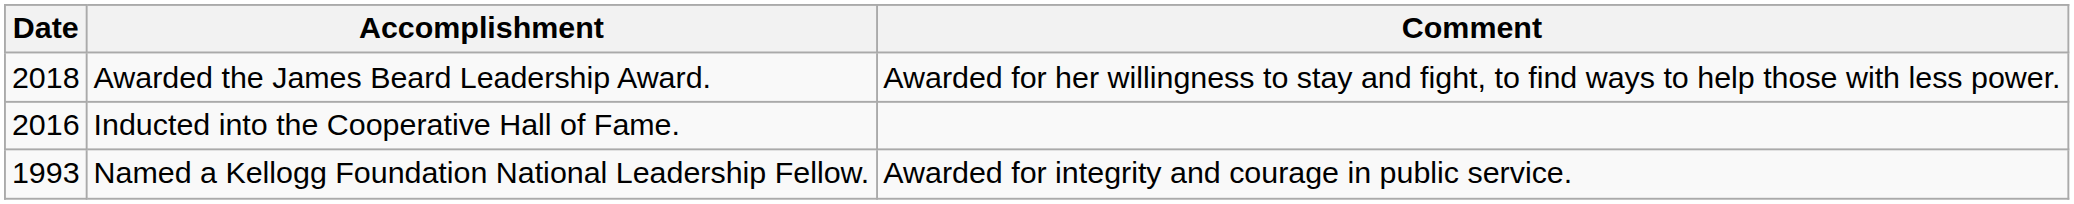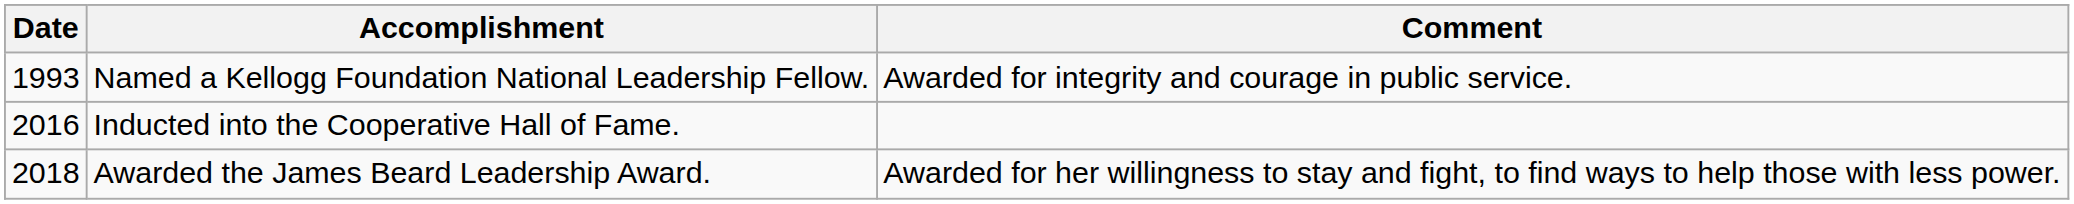rows swapped: (481, 173) <-> (402, 76)
